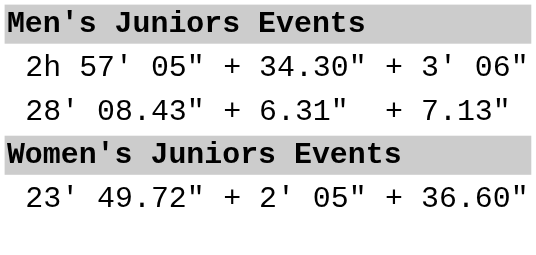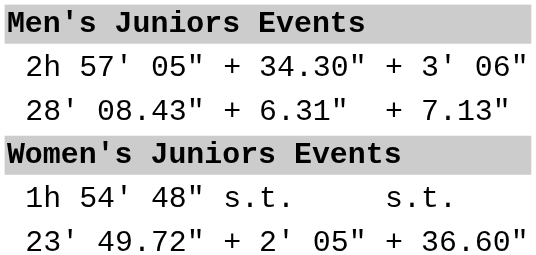+ row: (115, 199)
